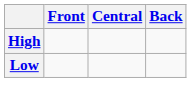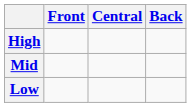+ row: (24, 65)
